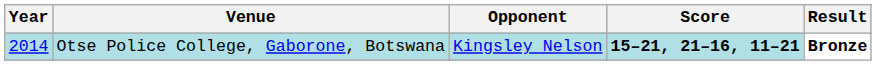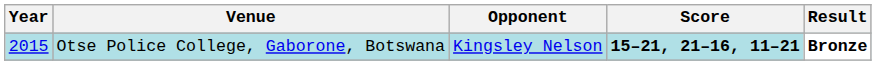(29, 46) 2014 -> (29, 46) 2015
